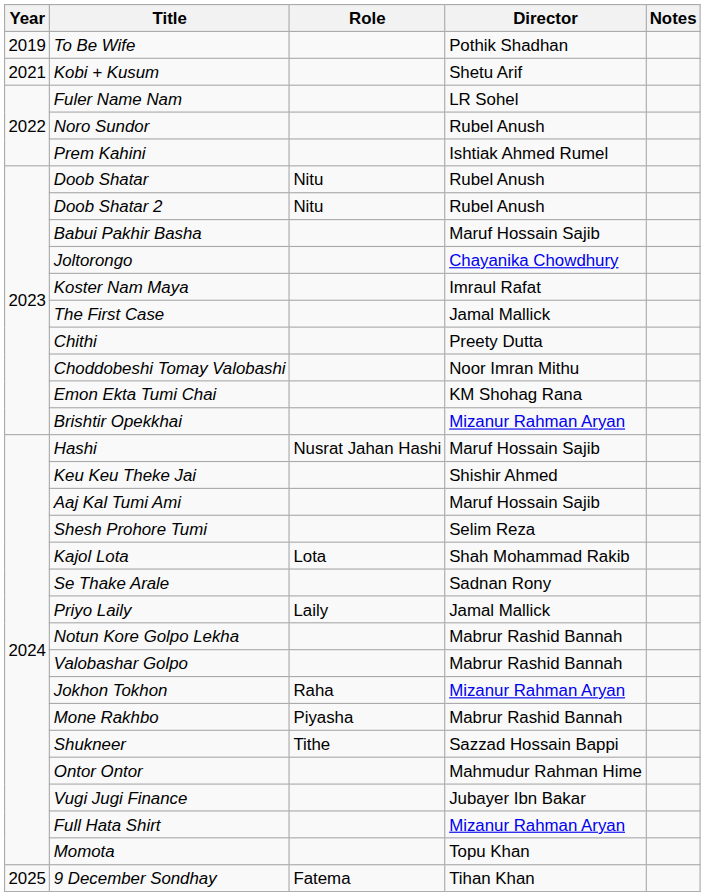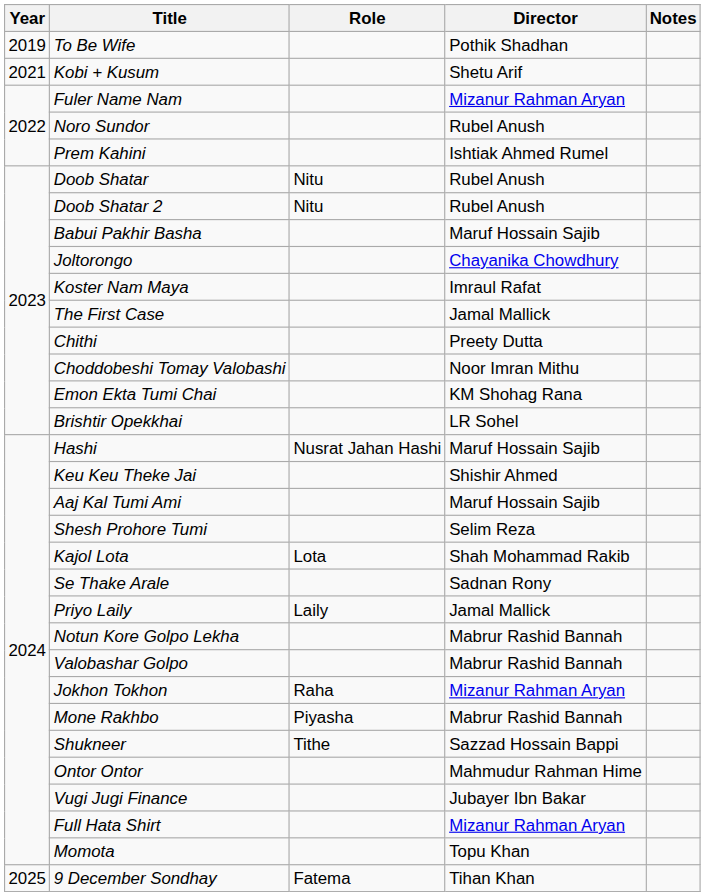(484, 99) LR Sohel -> (537, 99) Mizanur Rahman Aryan
(537, 421) Mizanur Rahman Aryan -> (484, 421) LR Sohel
